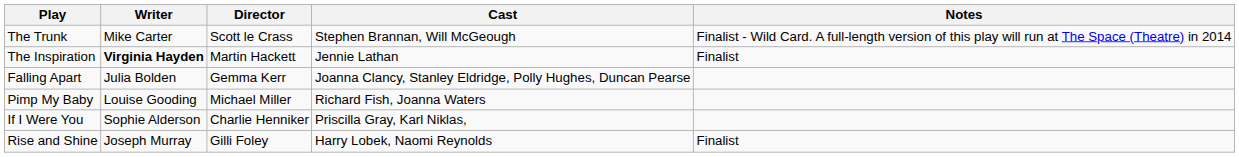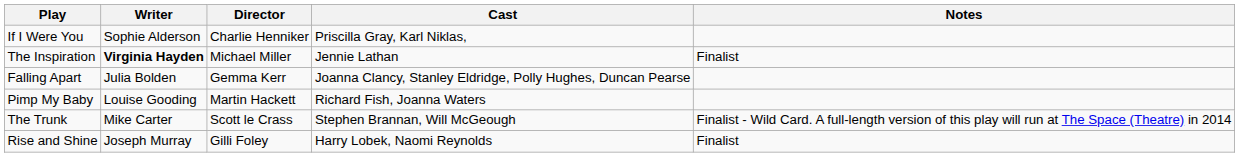rows swapped: (45, 120) <-> (37, 36)
(253, 57) Martin Hackett -> (251, 57) Michael Miller
(251, 99) Michael Miller -> (253, 99) Martin Hackett
